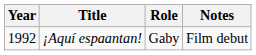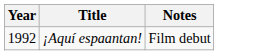- column: (164, 15)
